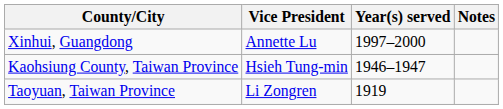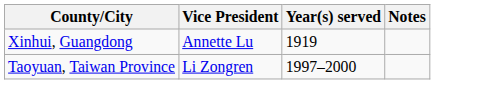(390, 41) 1997–2000 -> (301, 41) 1919
- row: (123, 66)
(371, 91) 1919 -> (321, 66) 1997–2000
